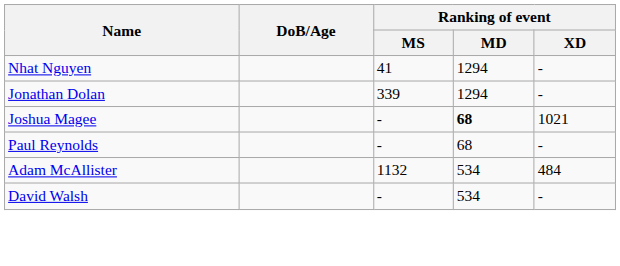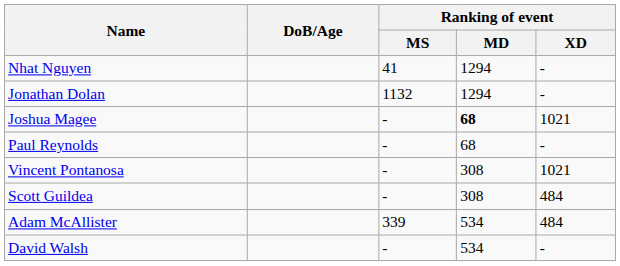(388, 94) 339 -> (397, 94) 1132
+ row: (66, 170)
+ row: (50, 196)
(392, 170) 1132 -> (394, 221) 339
